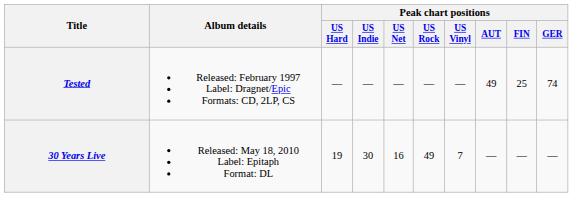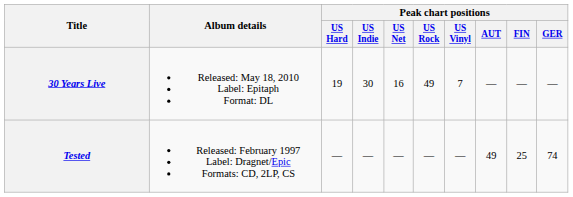rows swapped: (77, 83) <-> (77, 156)
